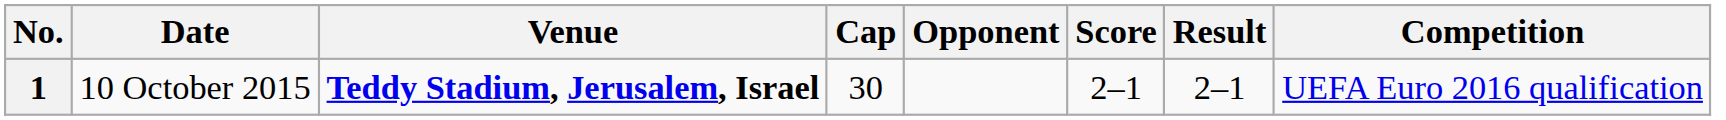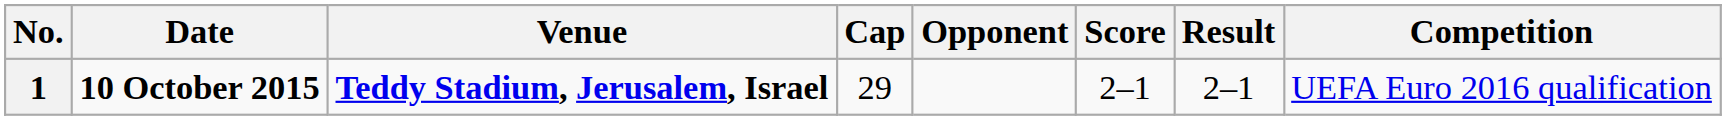(195, 86) normal -> (200, 86) bold
(866, 86) 30 -> (875, 86) 29
